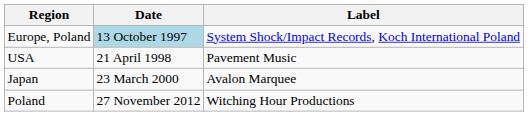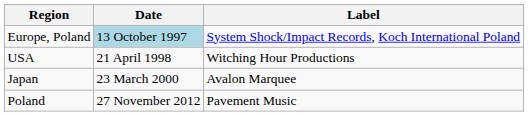(252, 57) Pavement Music -> (281, 57) Witching Hour Productions
(281, 100) Witching Hour Productions -> (252, 100) Pavement Music
